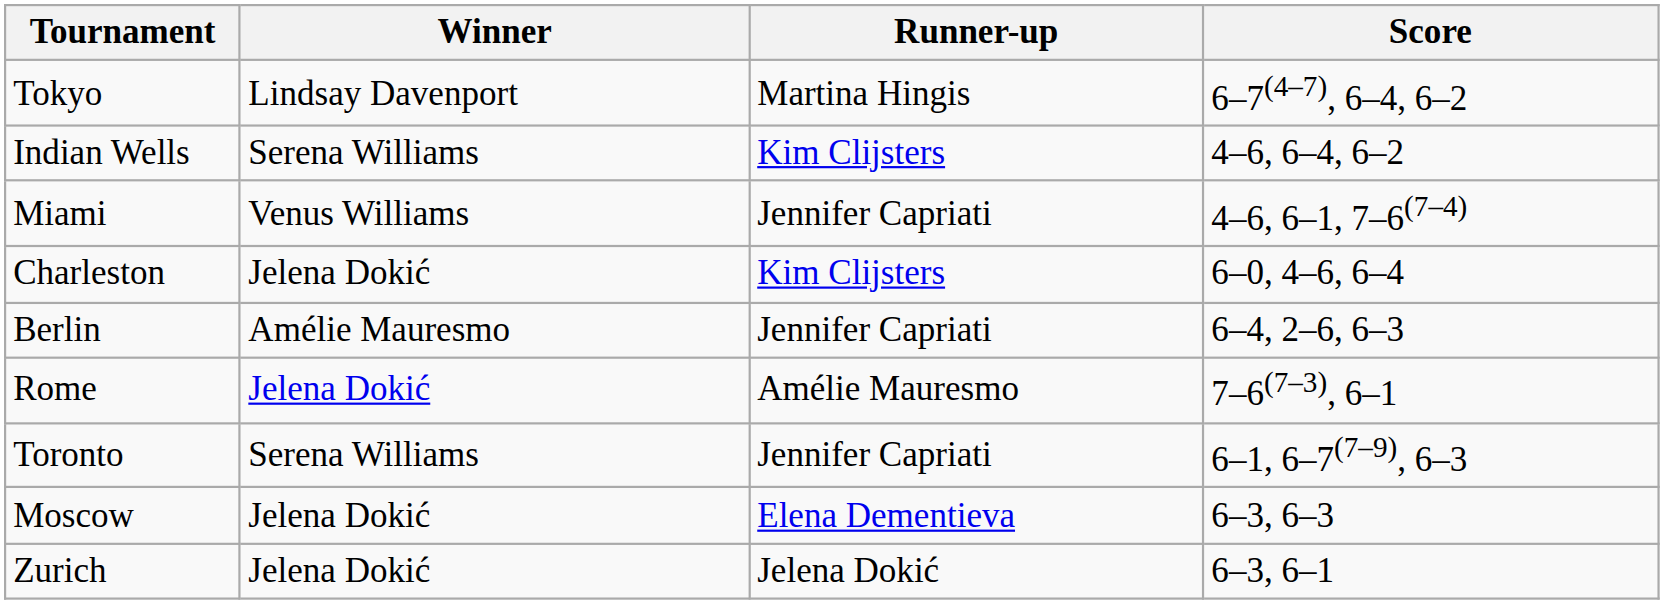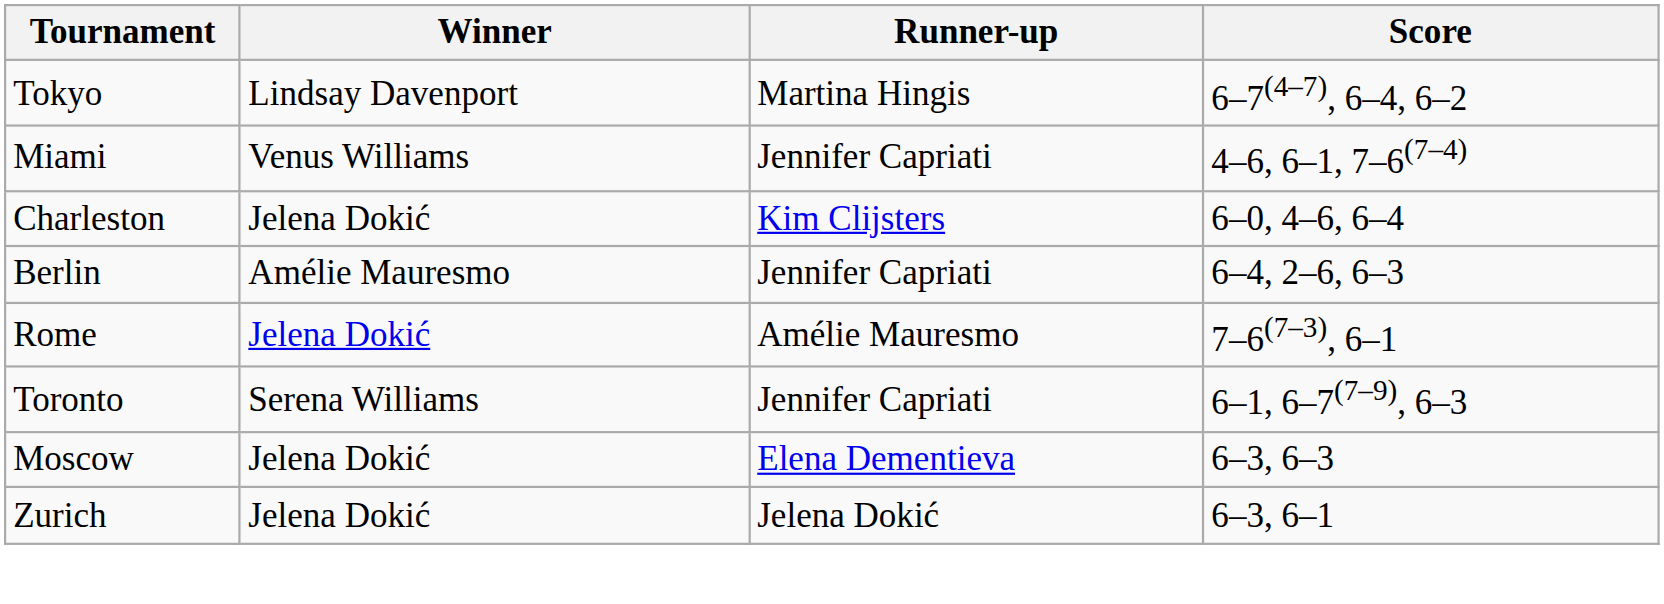- row: (101, 152)
